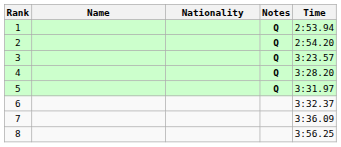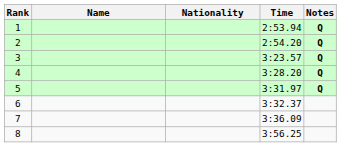columns swapped: (314, 12) <-> (276, 12)
